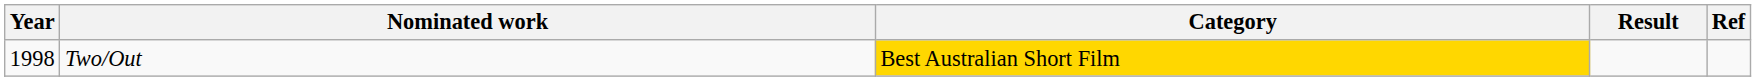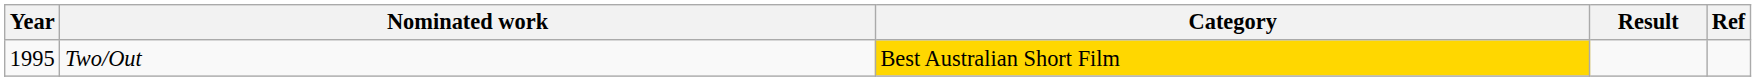(32, 57) 1998 -> (32, 57) 1995
